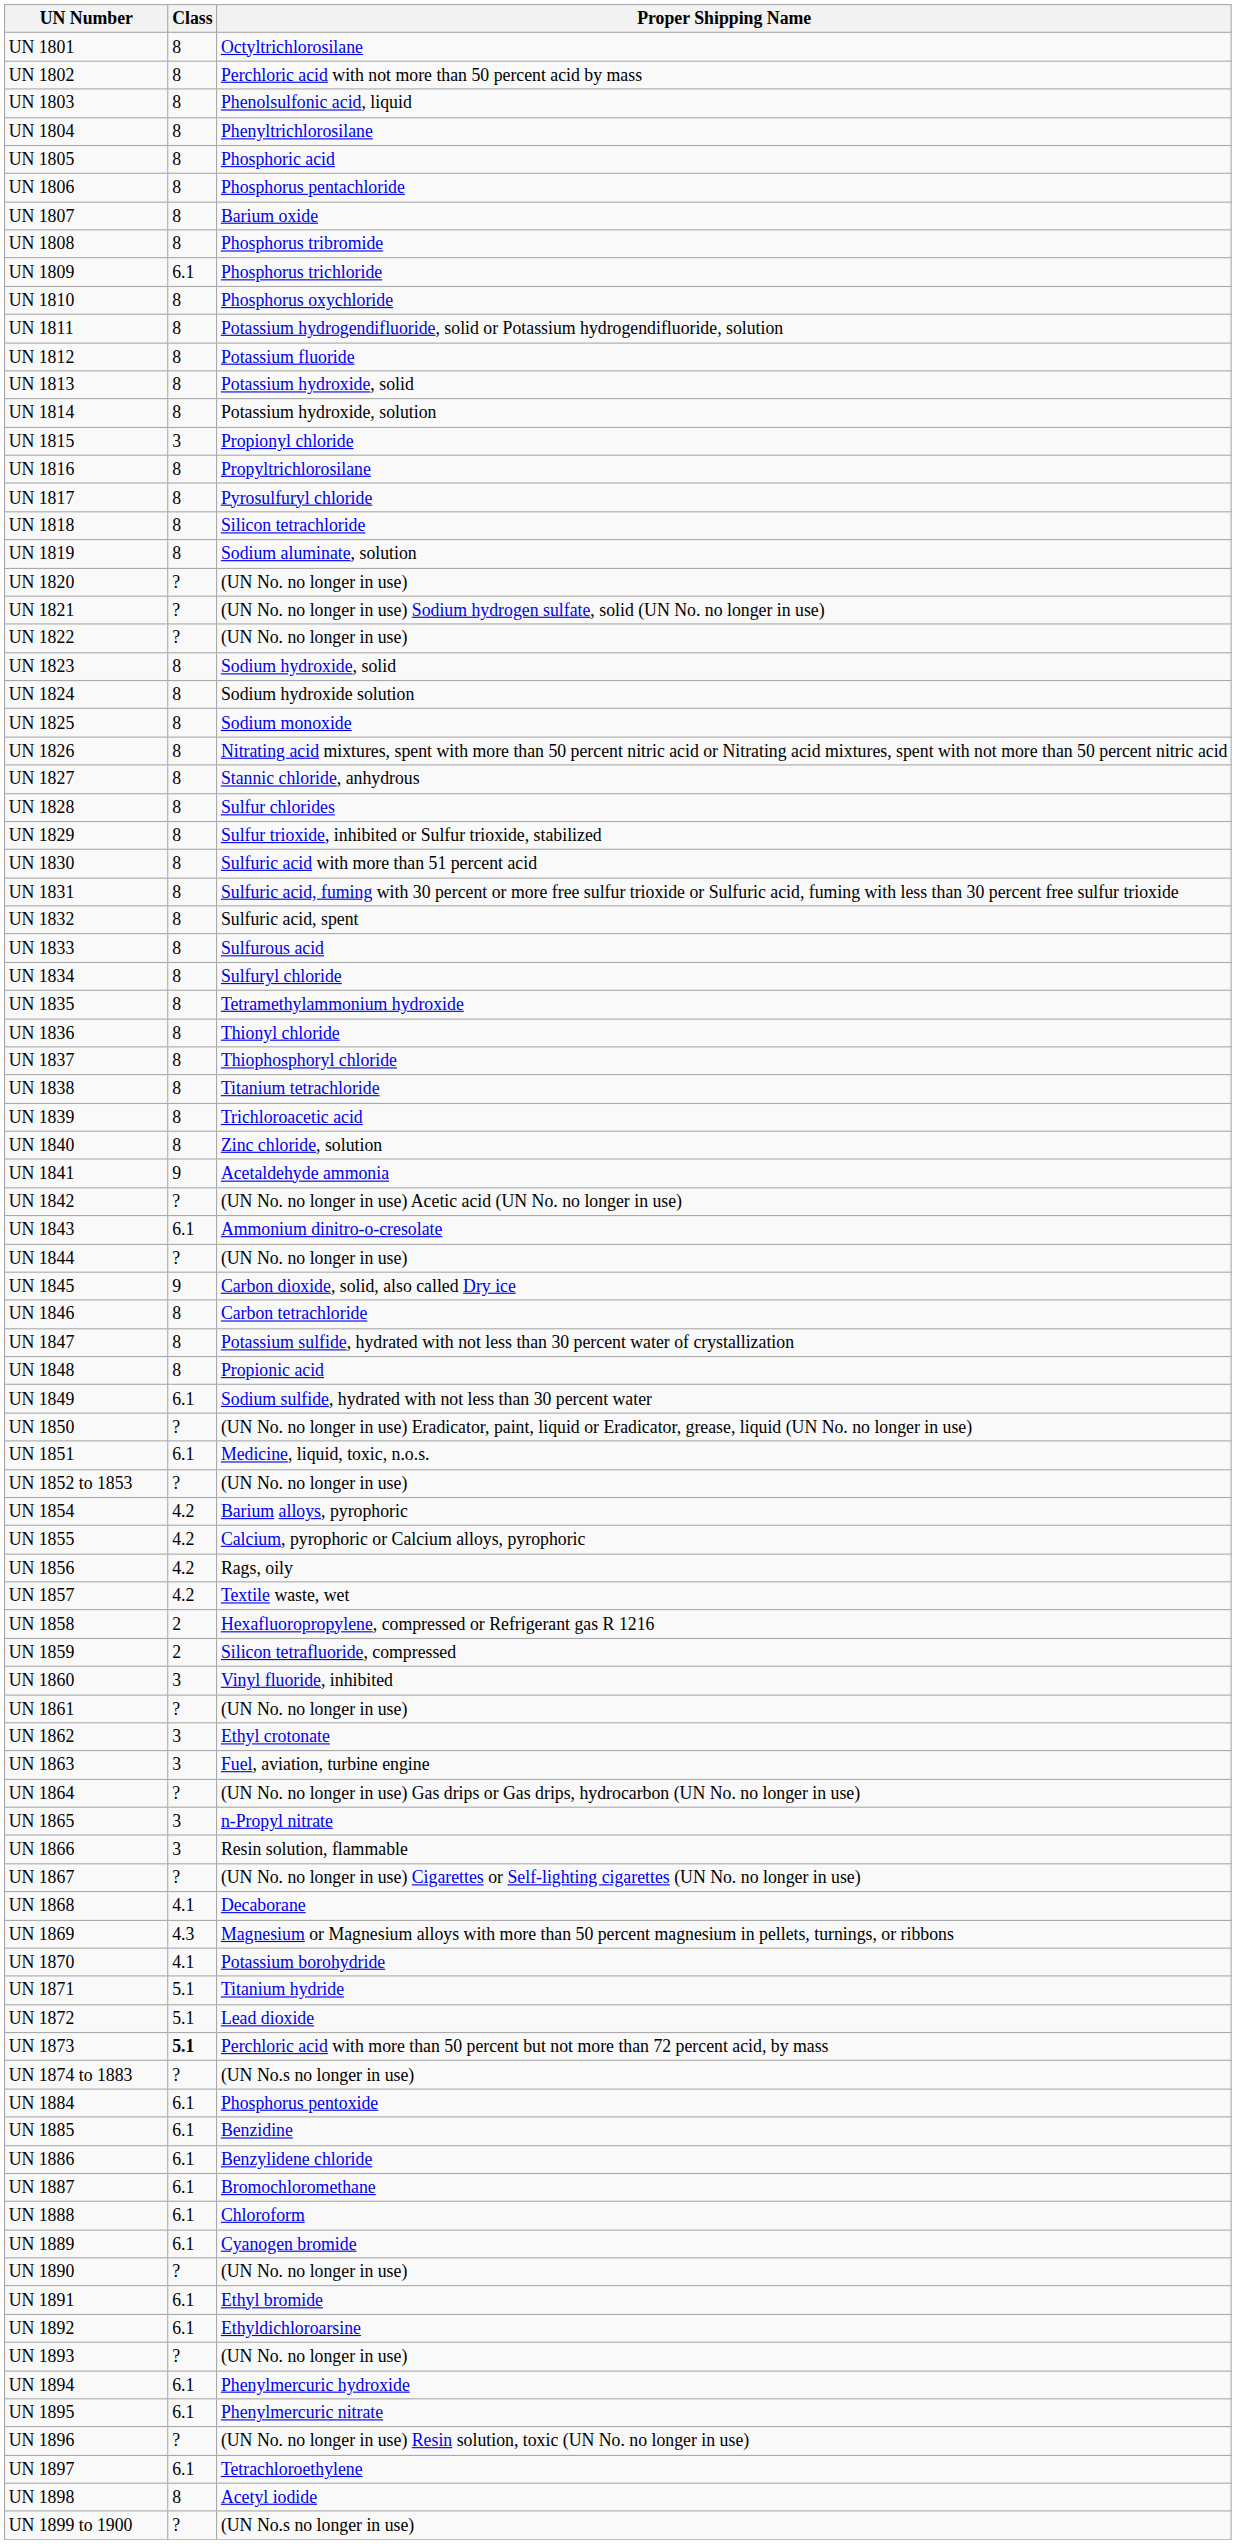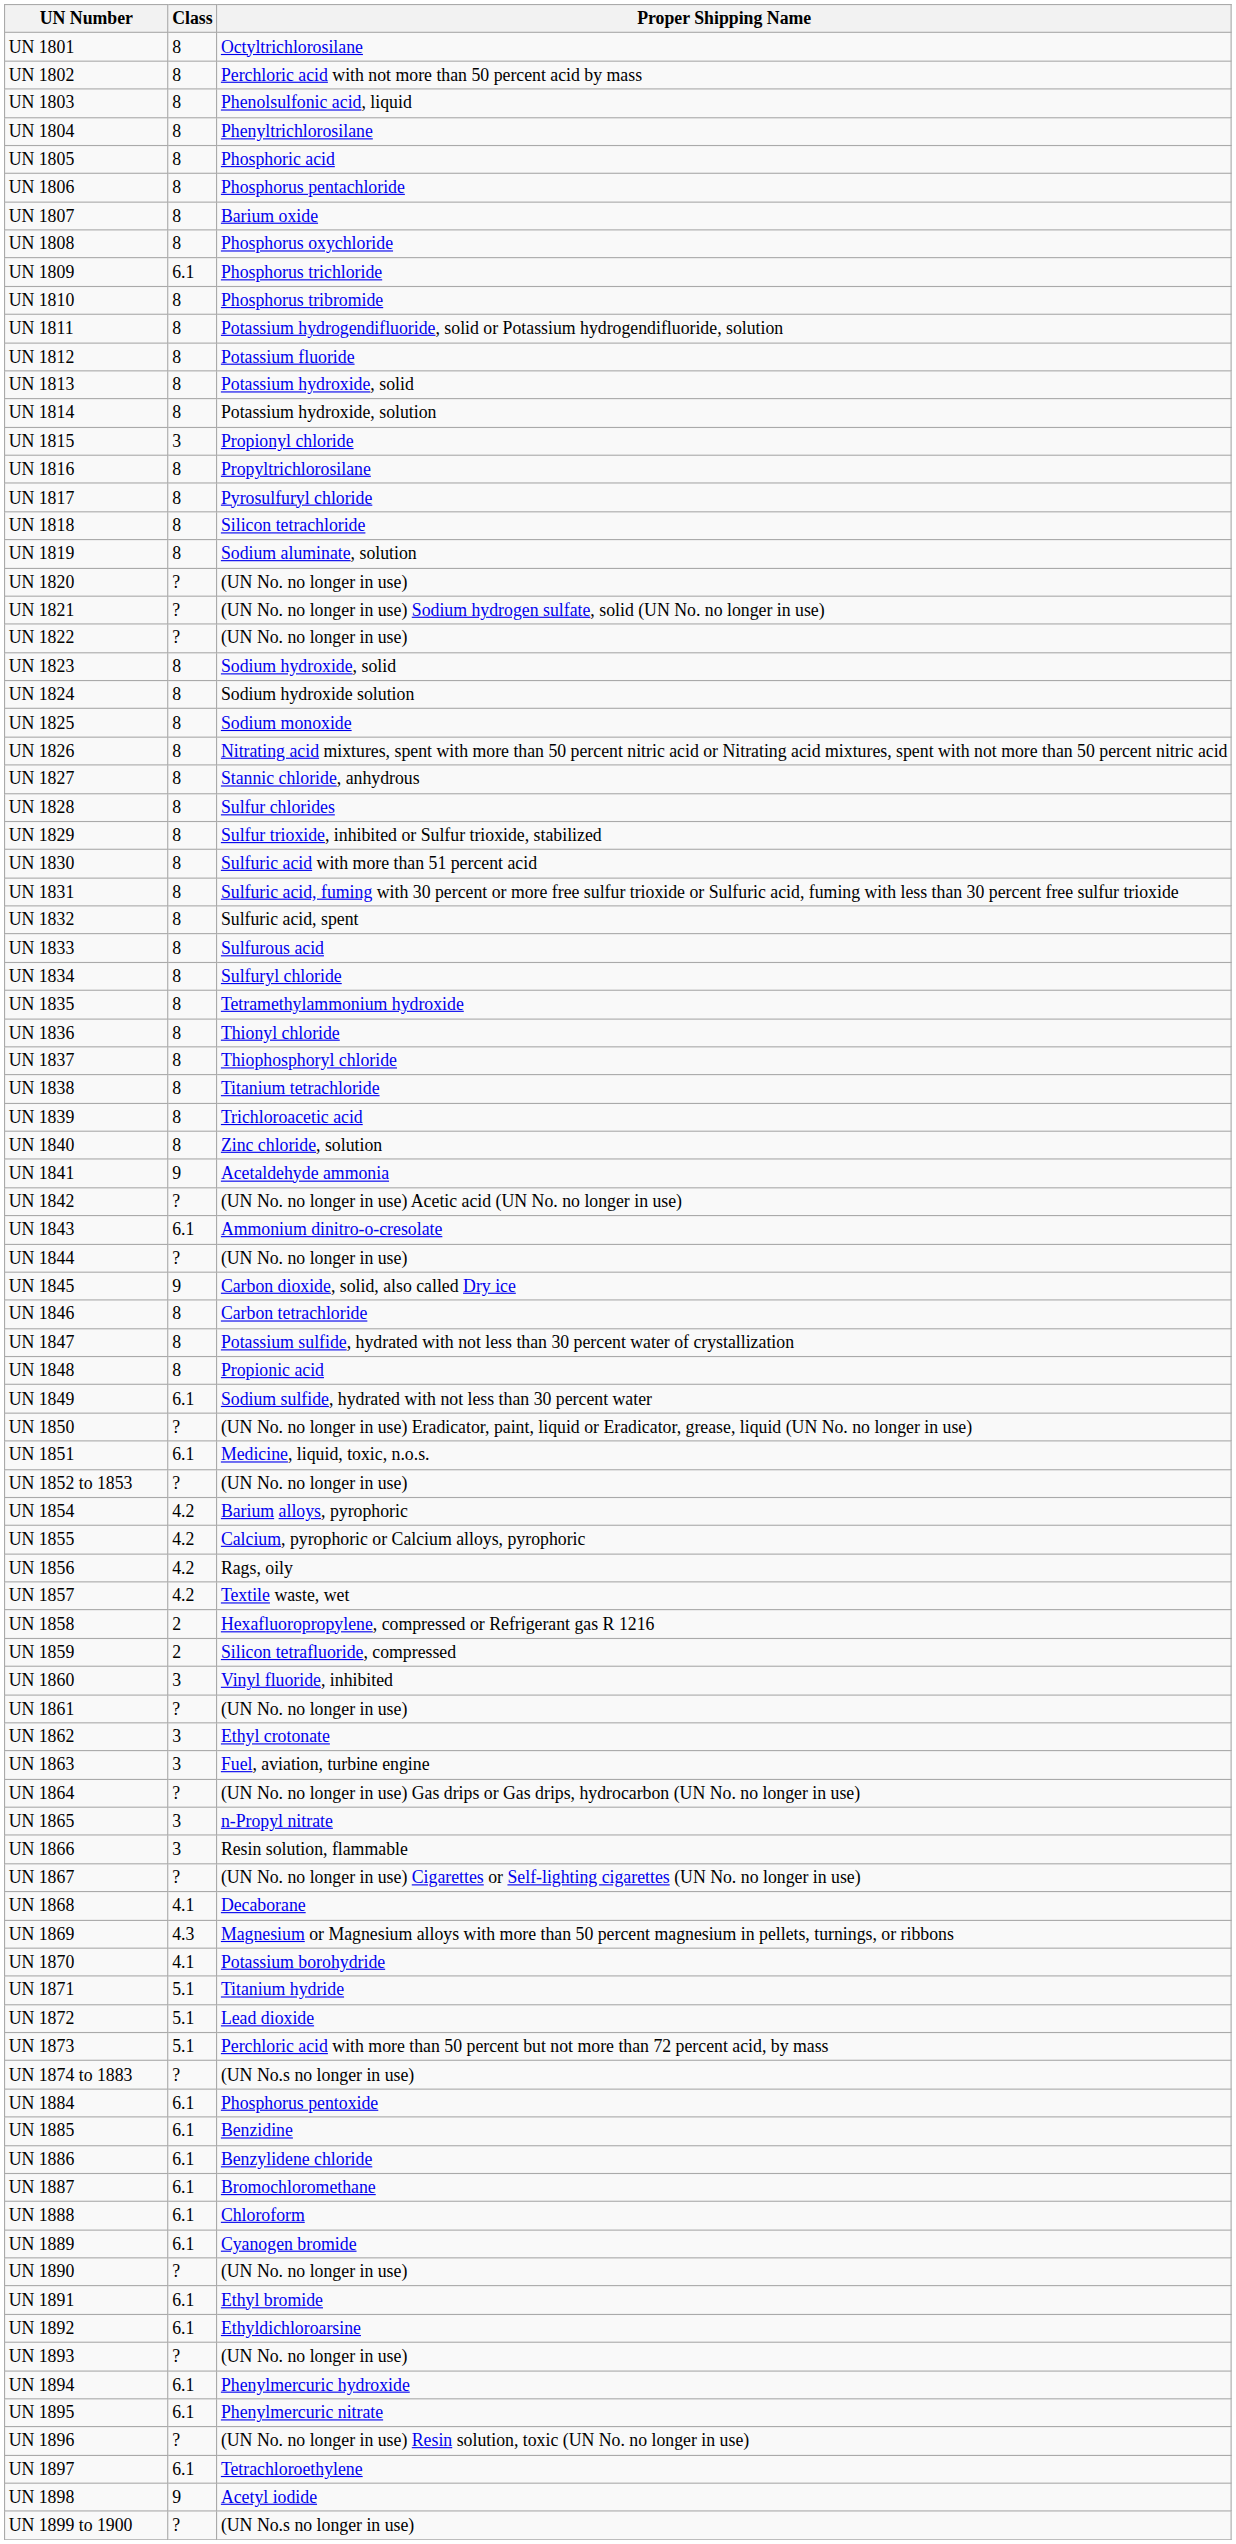(302, 243) Phosphorus tribromide -> (307, 243) Phosphorus oxychloride
(307, 300) Phosphorus oxychloride -> (302, 300) Phosphorus tribromide
(183, 2046) bold -> (183, 2046) normal
(177, 2497) 8 -> (177, 2497) 9
